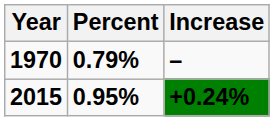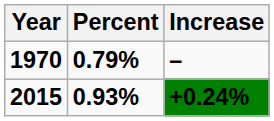(106, 97) 0.95% -> (106, 97) 0.93%
